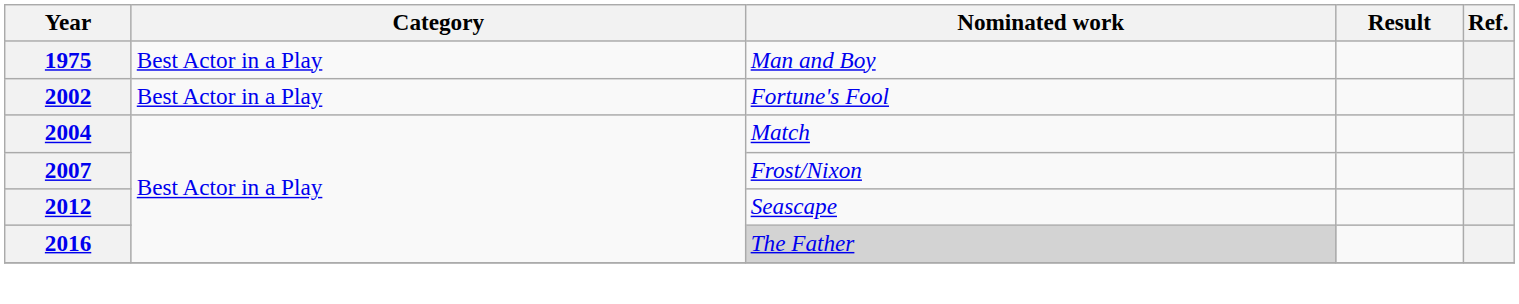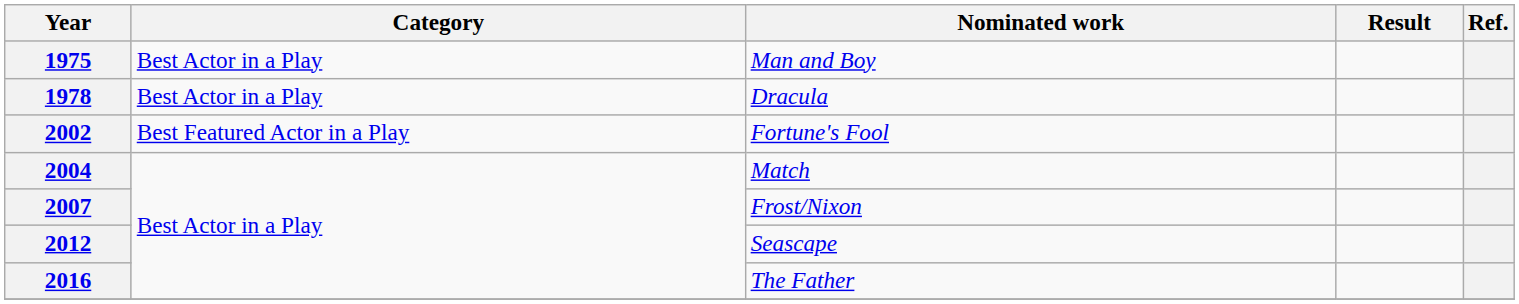+ row: (68, 96)
(230, 96) Best Actor in a Play -> (273, 133) Best Featured Actor in a Play
(803, 243) lightgrey background -> (803, 280) no background
